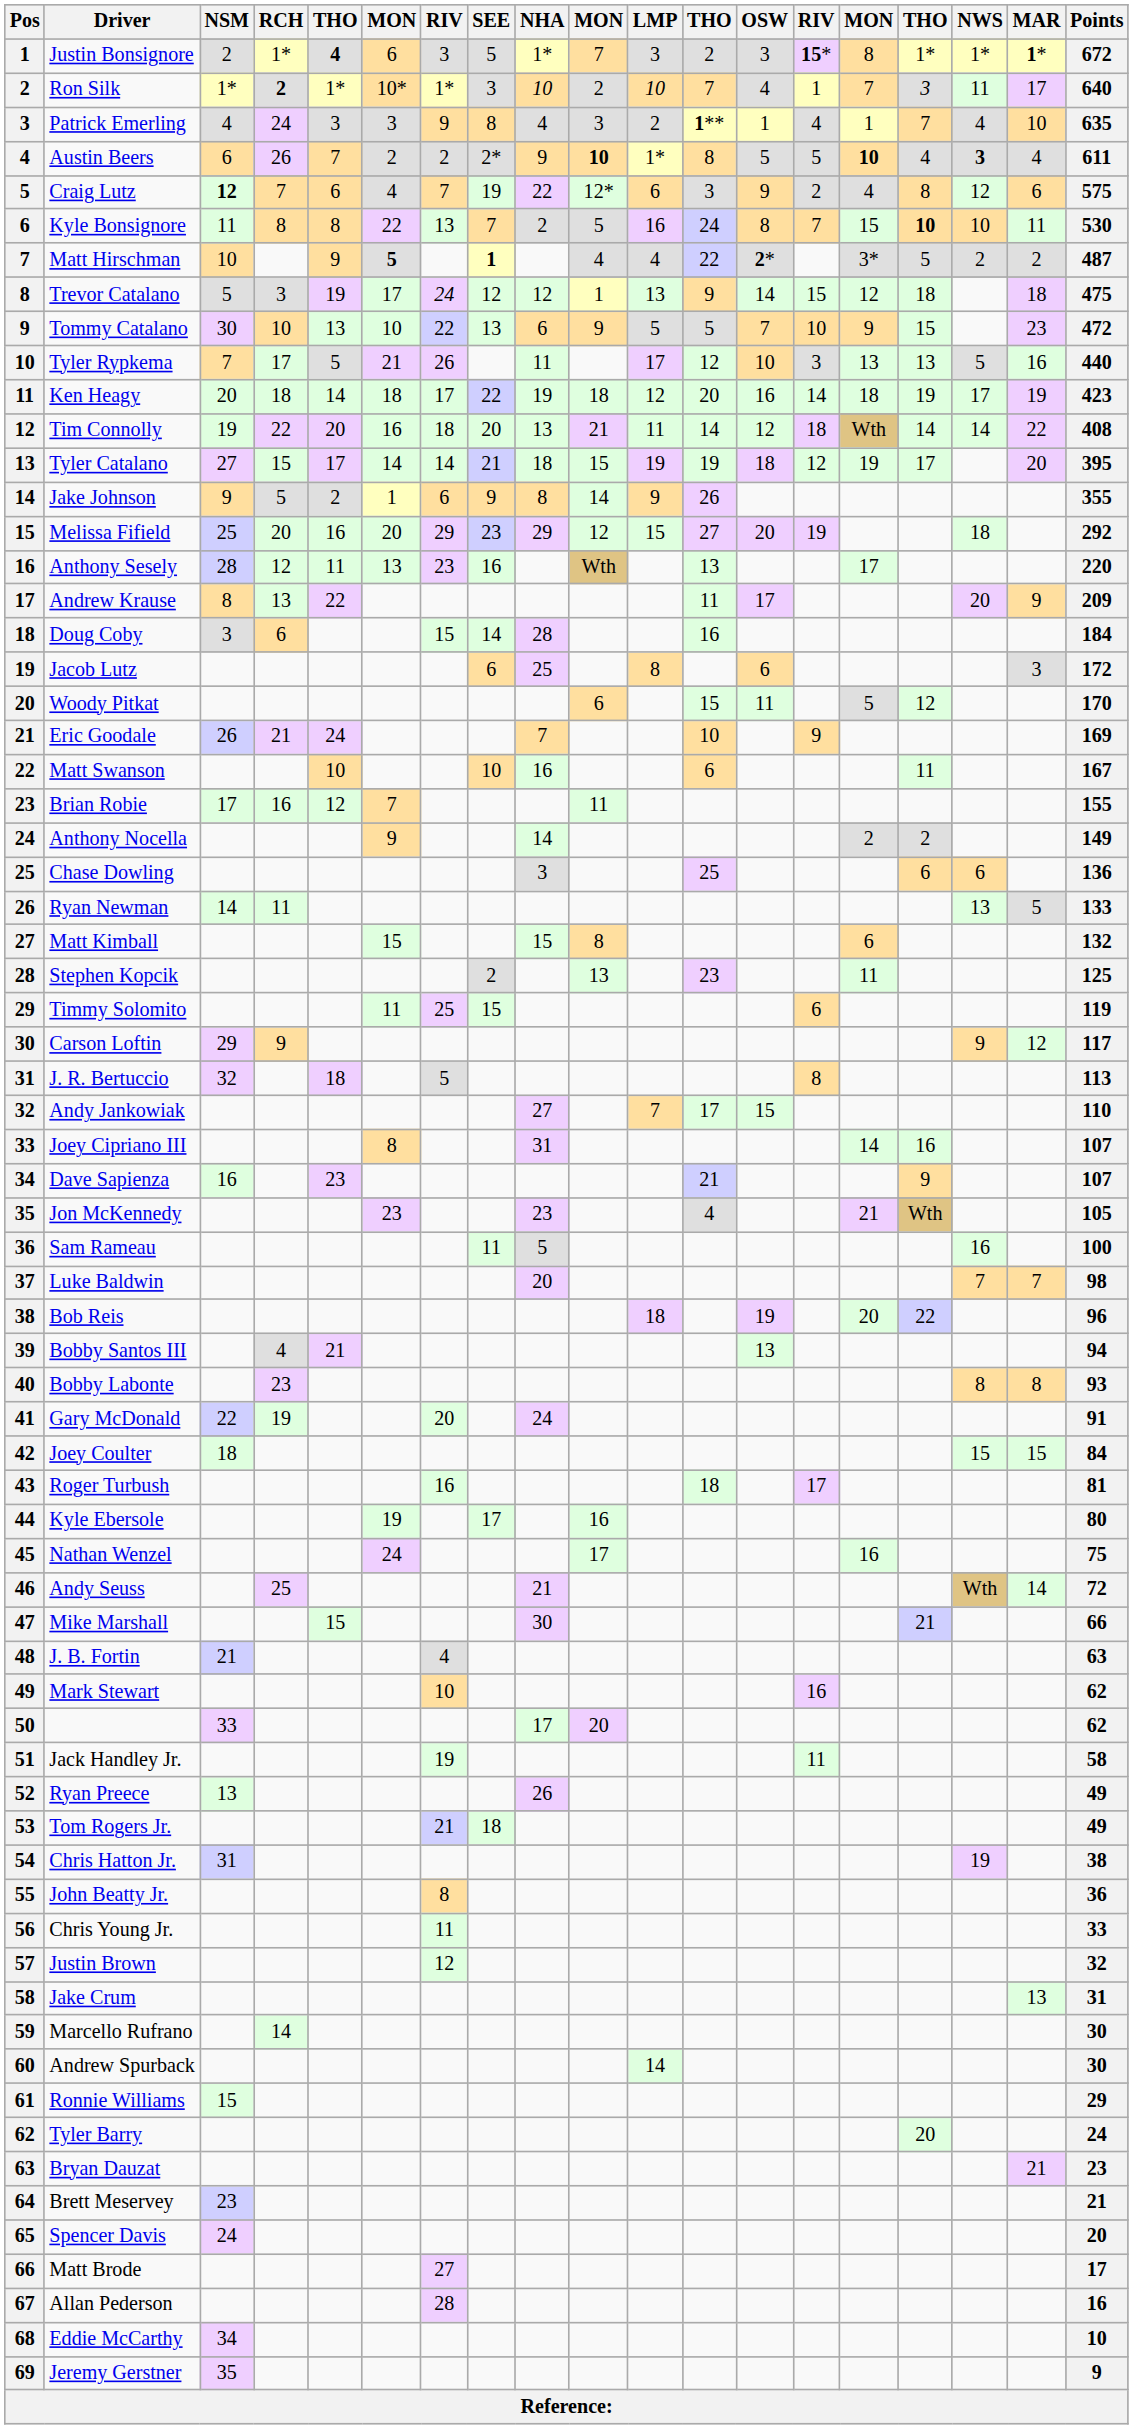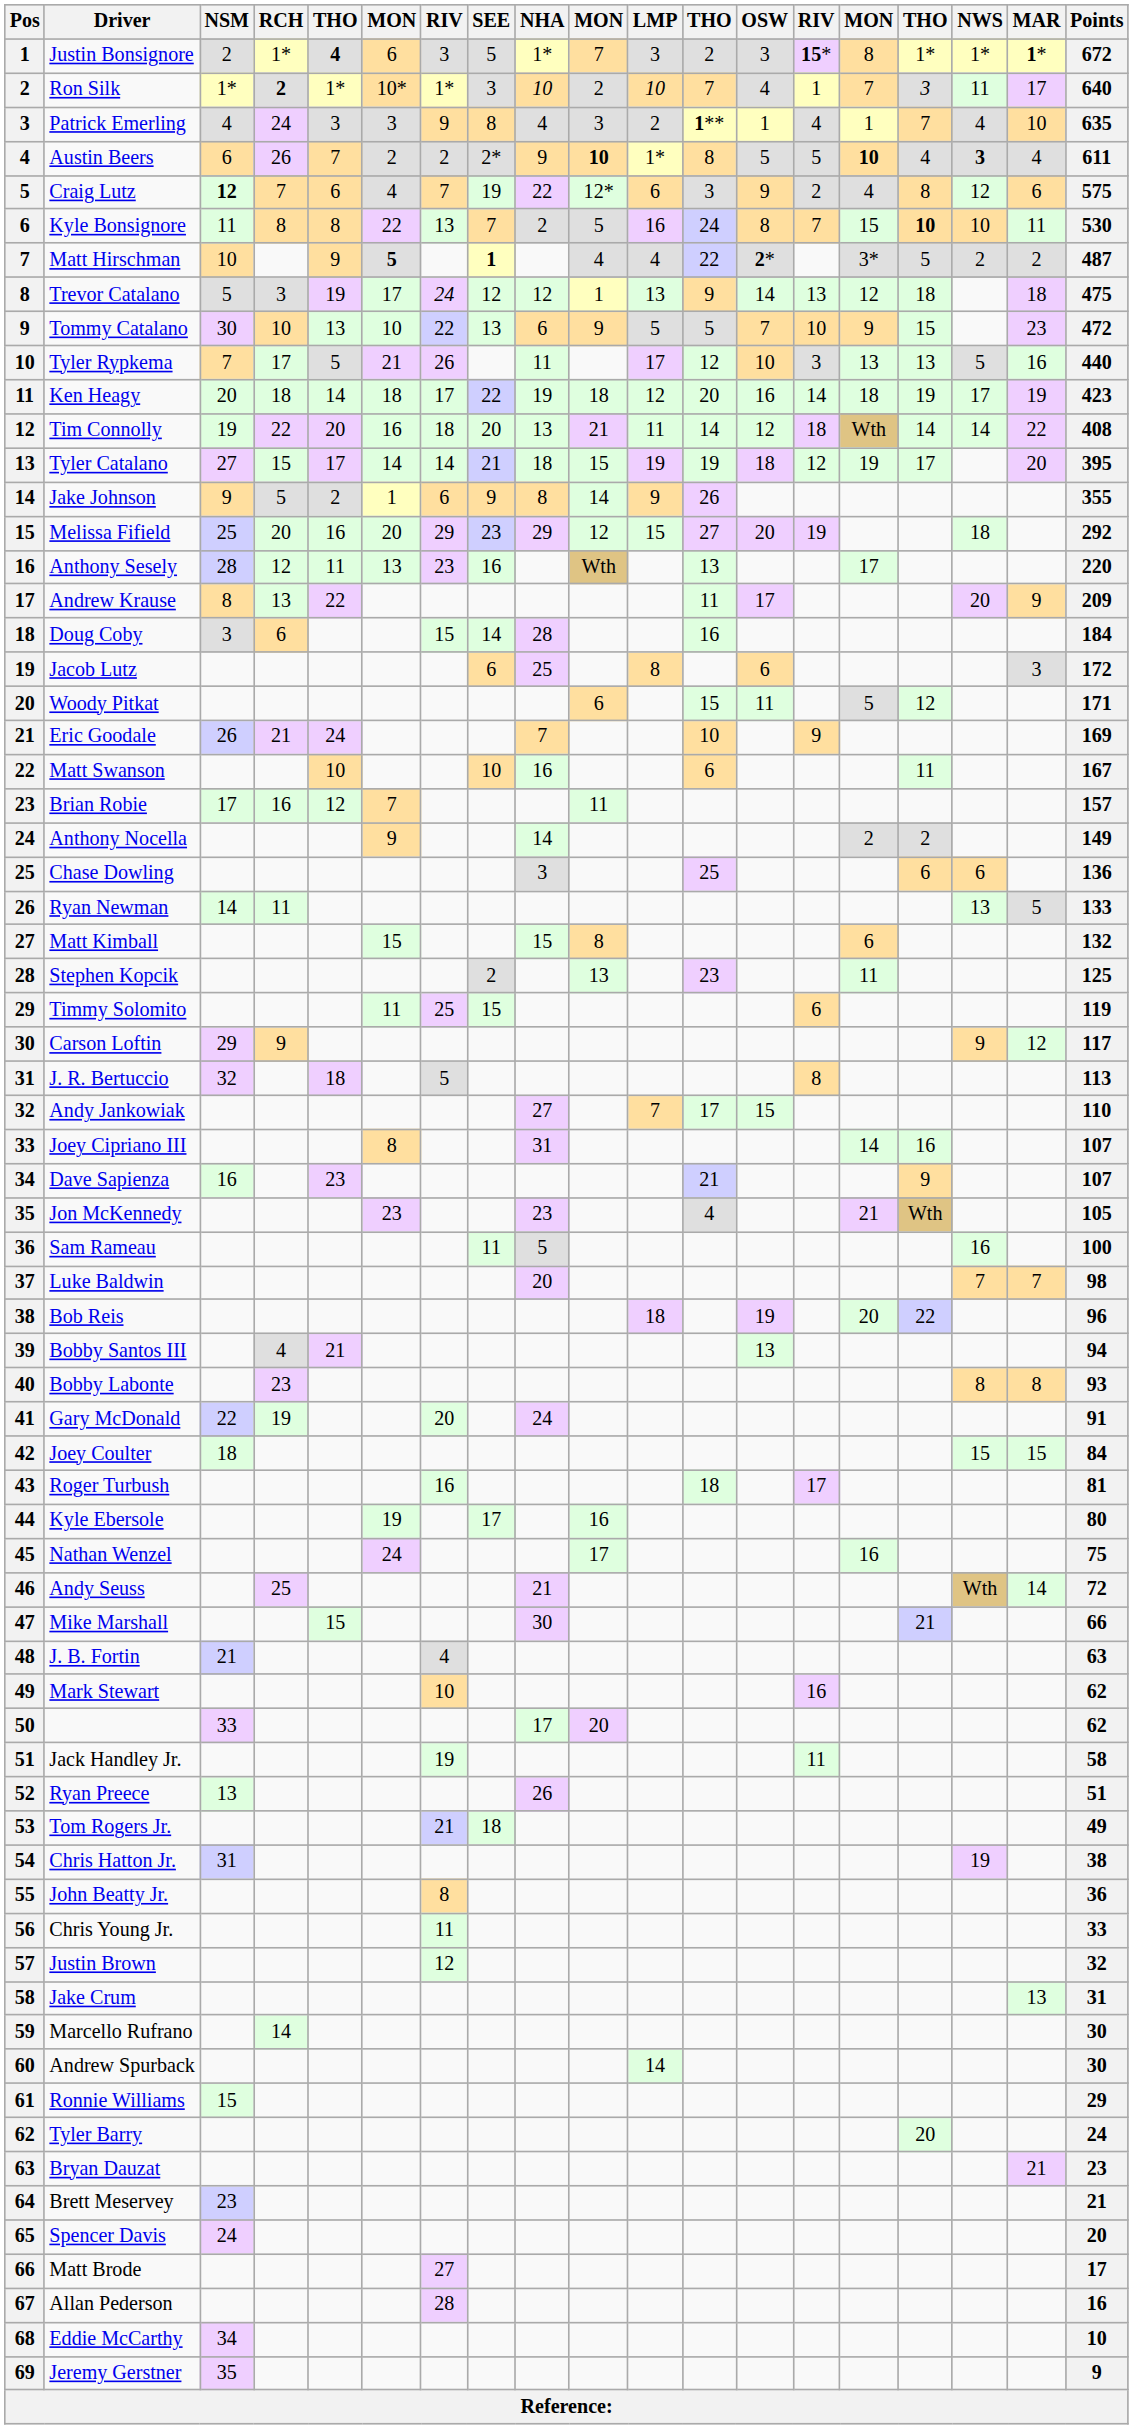(816, 294) 15 -> (816, 294) 13
(1097, 703) 170 -> (1097, 703) 171
(1097, 805) 155 -> (1097, 805) 157
(1097, 1793) 49 -> (1097, 1793) 51
